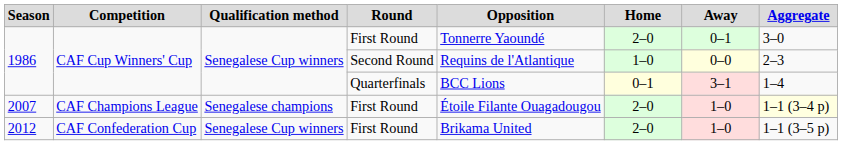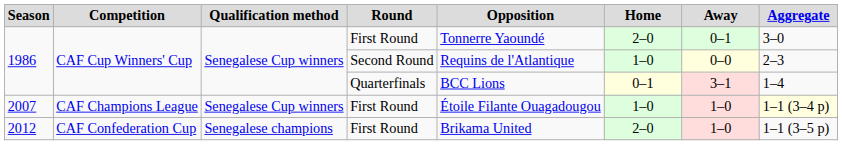(269, 106) Senegalese champions -> (274, 106) Senegalese Cup winners
(643, 106) 2–0 -> (643, 106) 1–0
(274, 128) Senegalese Cup winners -> (269, 128) Senegalese champions
